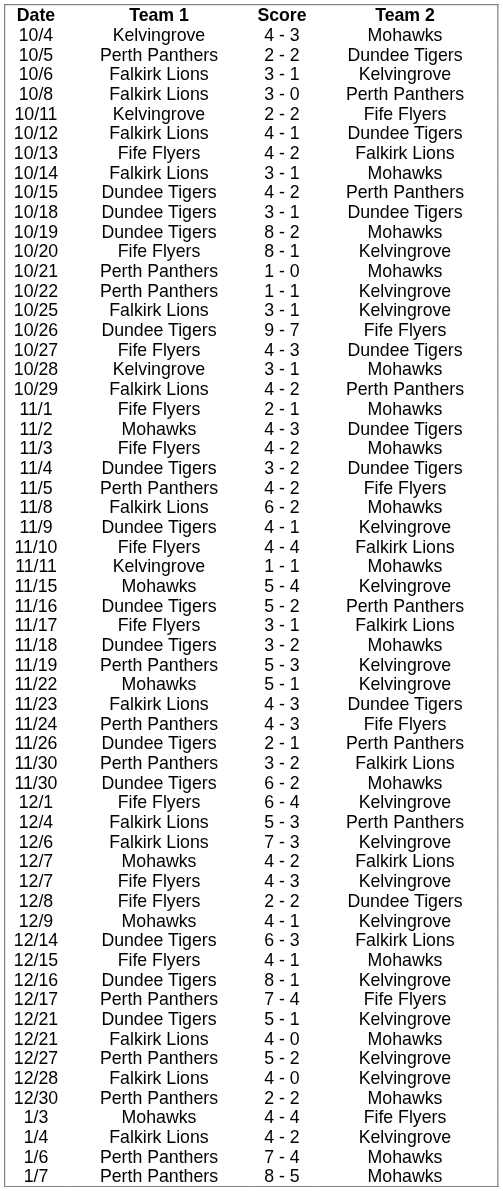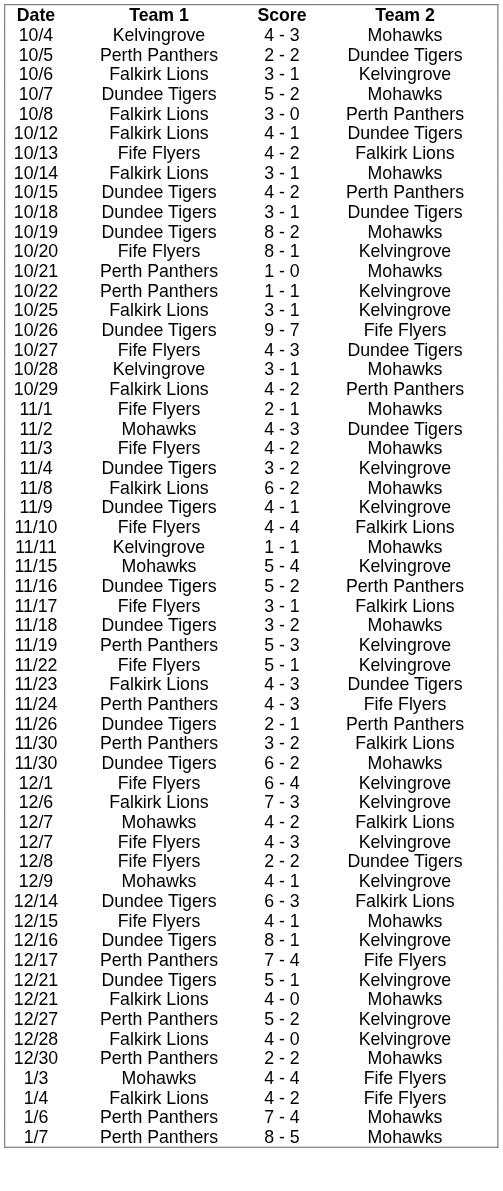+ row: (36, 94)
- row: (36, 113)
(405, 468) Dundee Tigers -> (405, 468) Kelvingrove
- row: (36, 487)
(159, 684) Mohawks -> (159, 665) Fife Flyers
- row: (36, 822)
(405, 1137) Kelvingrove -> (405, 1097) Fife Flyers
